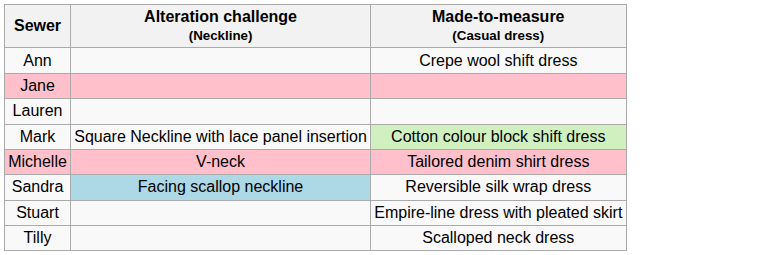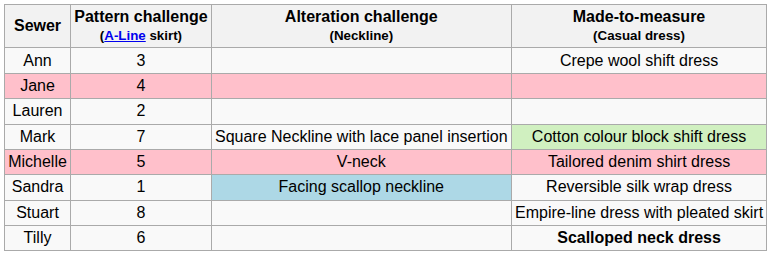+ column: (141, 26)
(498, 238) normal -> (639, 238) bold
